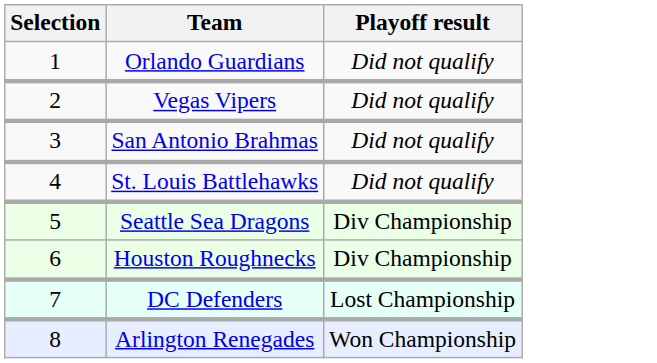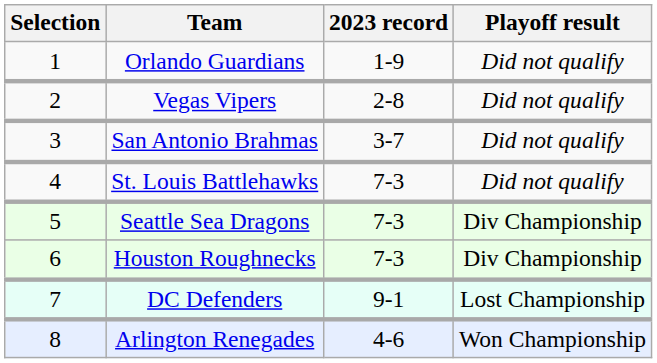+ column: (389, 23)
